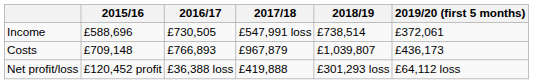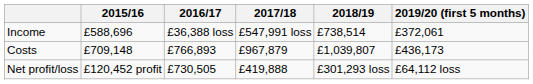(192, 32) £730,505 -> (200, 32) £36,388 loss
(200, 69) £36,388 loss -> (192, 69) £730,505
